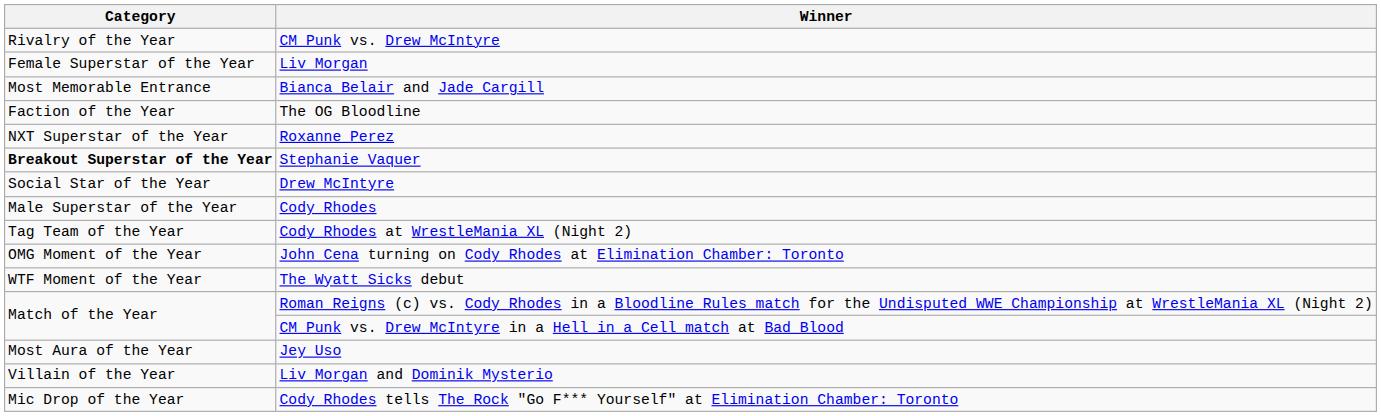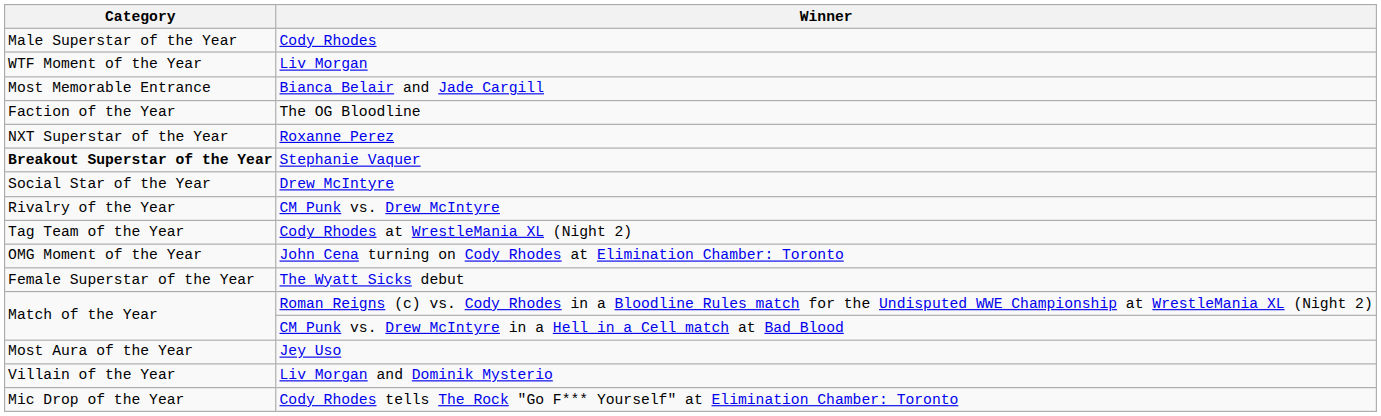rows swapped: (328, 208) <-> (390, 40)
(131, 64) Female Superstar of the Year -> (105, 64) WTF Moment of the Year
(105, 280) WTF Moment of the Year -> (131, 280) Female Superstar of the Year
